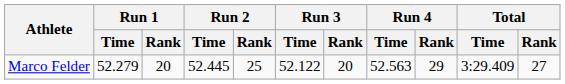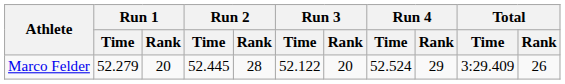(254, 67) 25 -> (254, 67) 28
(391, 67) 52.563 -> (391, 67) 52.524
(539, 67) 27 -> (539, 67) 26
